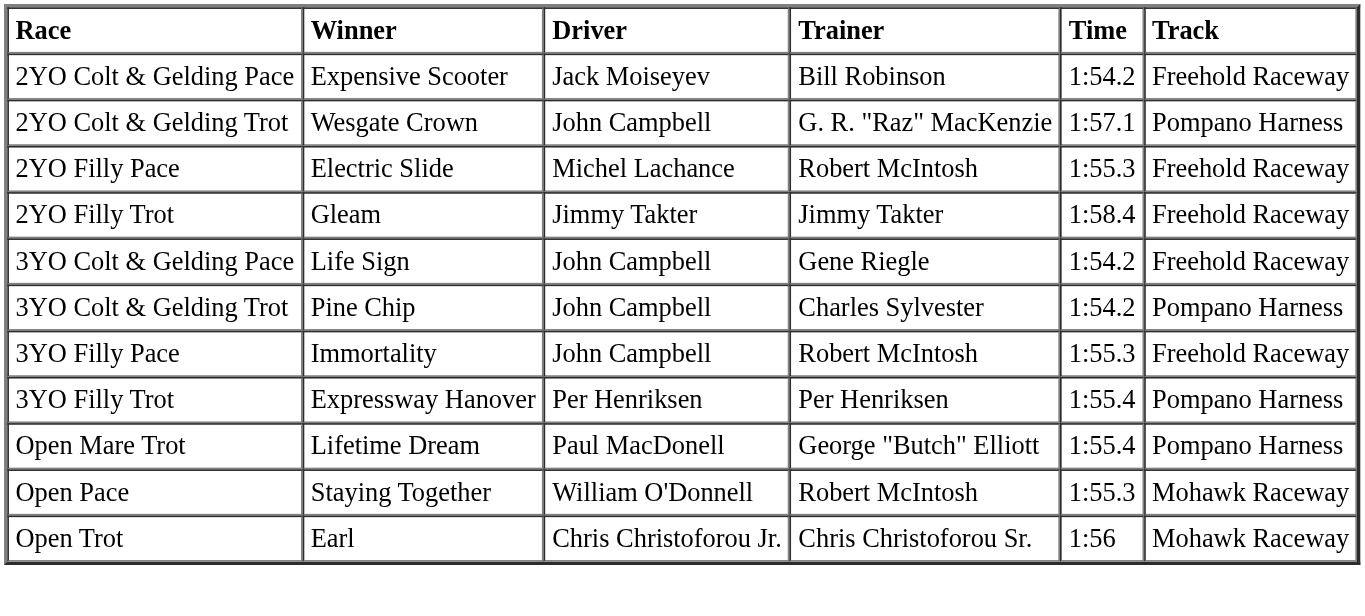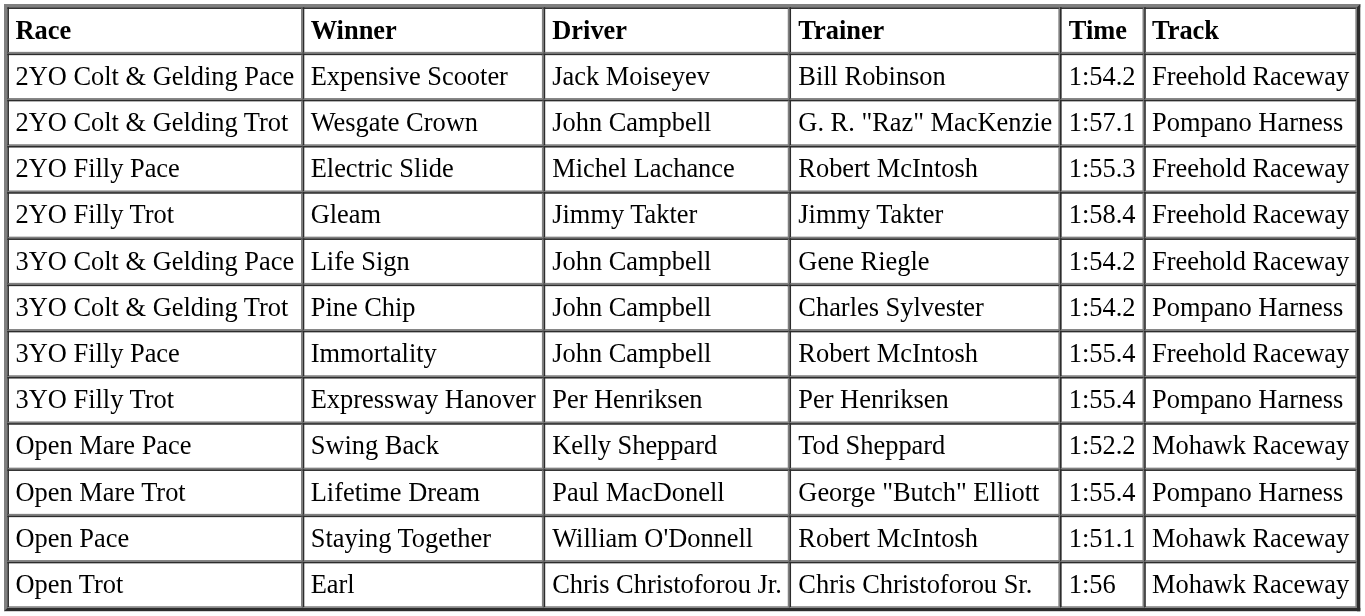(1102, 353) 1:55.3 -> (1102, 353) 1:55.4
+ row: (104, 445)
(1102, 492) 1:55.3 -> (1102, 538) 1:51.1
